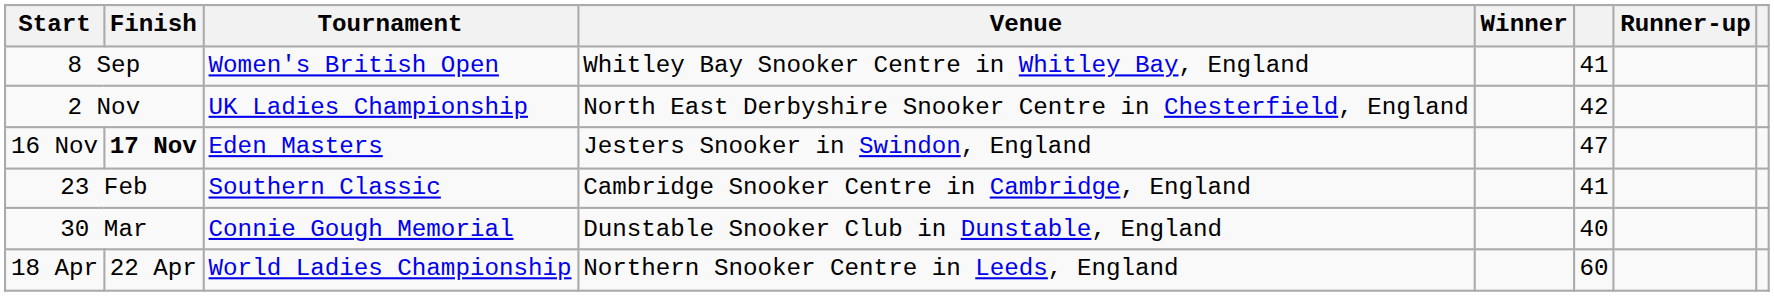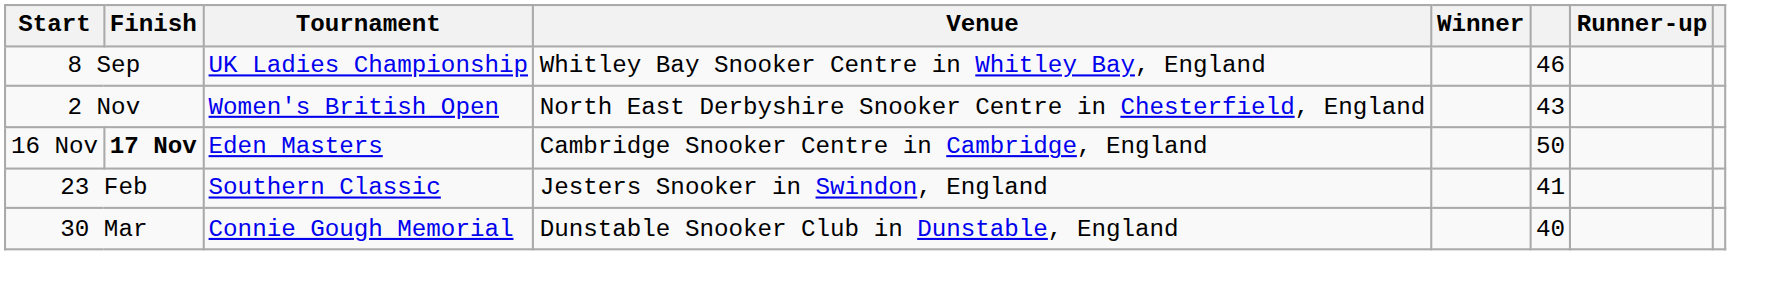(354, 66) Women's British Open -> (368, 66) UK Ladies Championship
(1594, 66) 41 -> (1550, 66) 46
(368, 106) UK Ladies Championship -> (354, 106) Women's British Open
(1594, 106) 42 -> (1550, 106) 43
(837, 147) Jesters Snooker in Swindon, England -> (874, 147) Cambridge Snooker Centre in Cambridge, England
(1594, 147) 47 -> (1550, 147) 50
(917, 188) Cambridge Snooker Centre in Cambridge, England -> (794, 188) Jesters Snooker in Swindon, England
- row: (54, 269)
